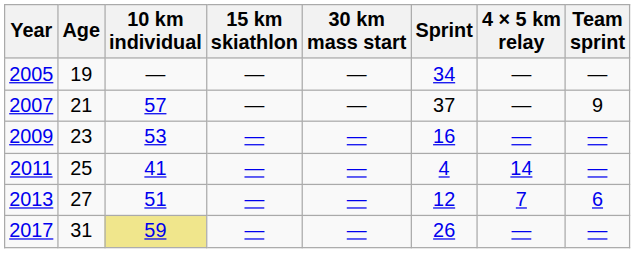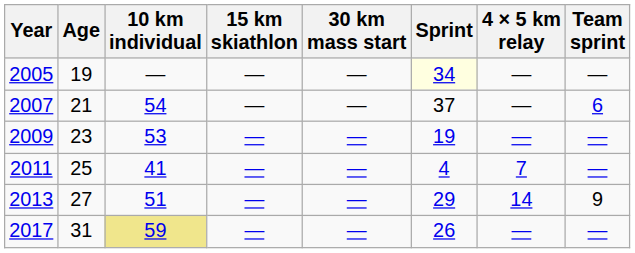(444, 74) no background -> (444, 74) lightyellow background
(155, 105) 57 -> (155, 105) 54
(598, 105) 9 -> (598, 105) 6
(444, 136) 16 -> (444, 136) 19
(521, 168) 14 -> (521, 168) 7
(444, 199) 12 -> (444, 199) 29
(521, 199) 7 -> (521, 199) 14
(598, 199) 6 -> (598, 199) 9
